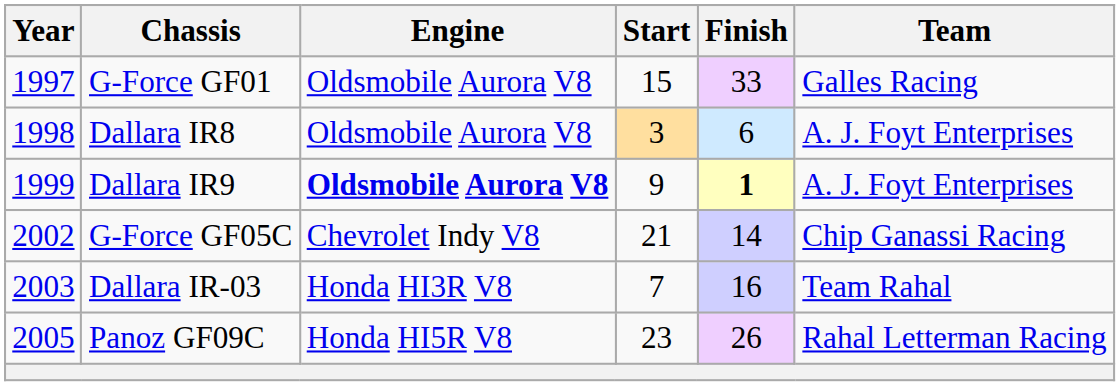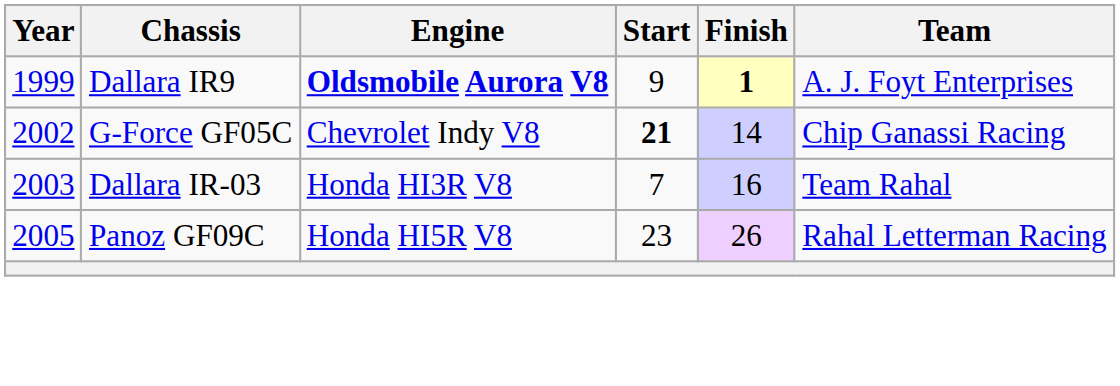- row: (180, 81)
- row: (162, 133)
(657, 235) normal -> (657, 133) bold
